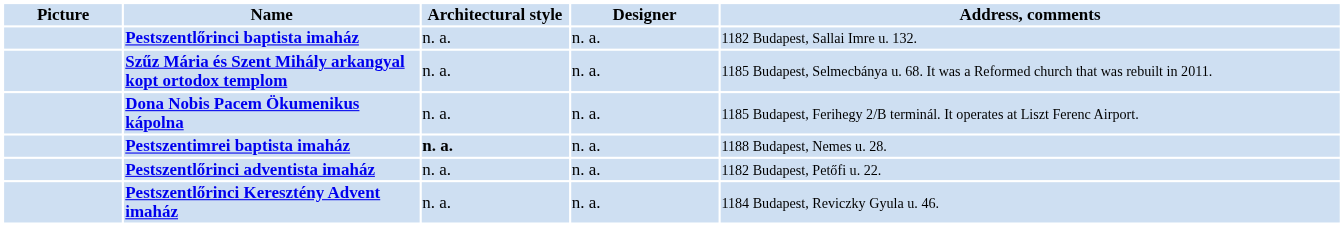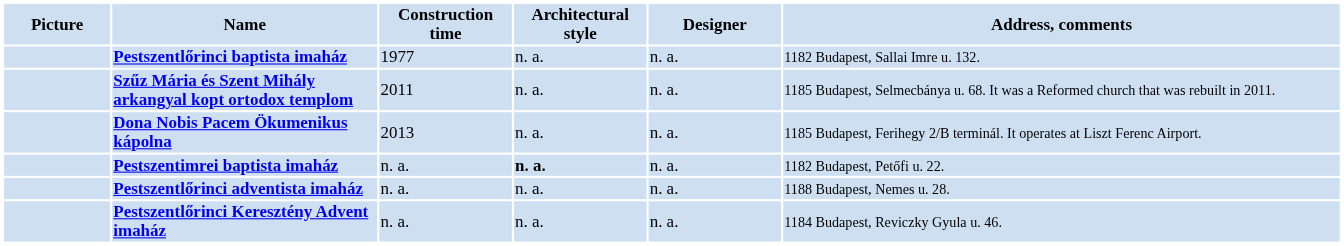+ column: (446, 24)
(804, 147) 1188 Budapest, Nemes u. 28. -> (864, 166) 1182 Budapest, Petőfi u. 22.
(801, 170) 1182 Budapest, Petőfi u. 22. -> (867, 189) 1188 Budapest, Nemes u. 28.
